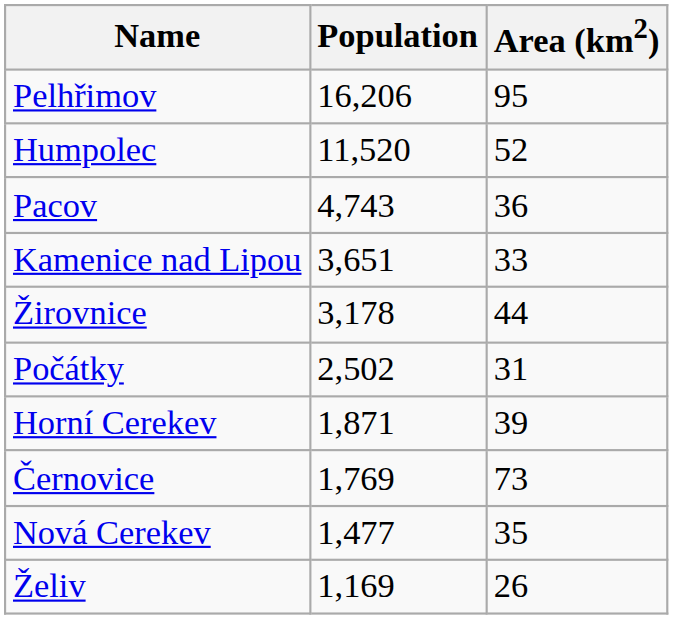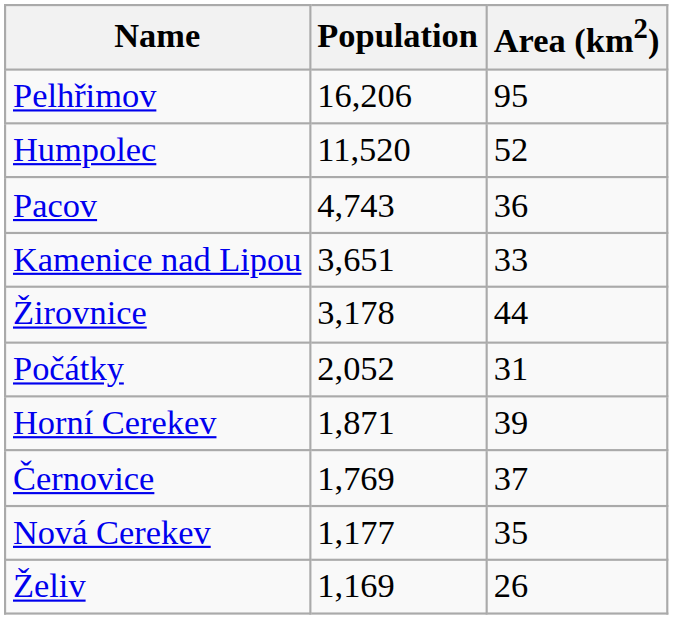(356, 368) 2,502 -> (356, 368) 2,052
(511, 477) 73 -> (511, 477) 37
(356, 532) 1,477 -> (356, 532) 1,177
